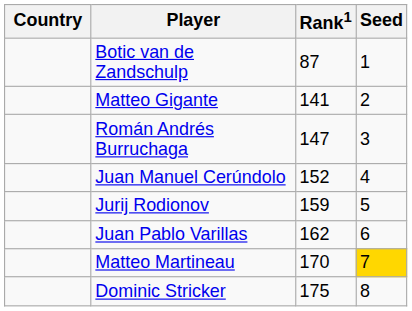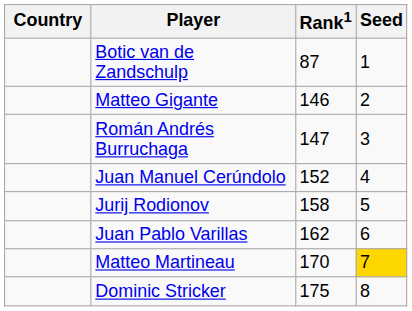(315, 100) 141 -> (315, 100) 146
(315, 205) 159 -> (315, 205) 158
